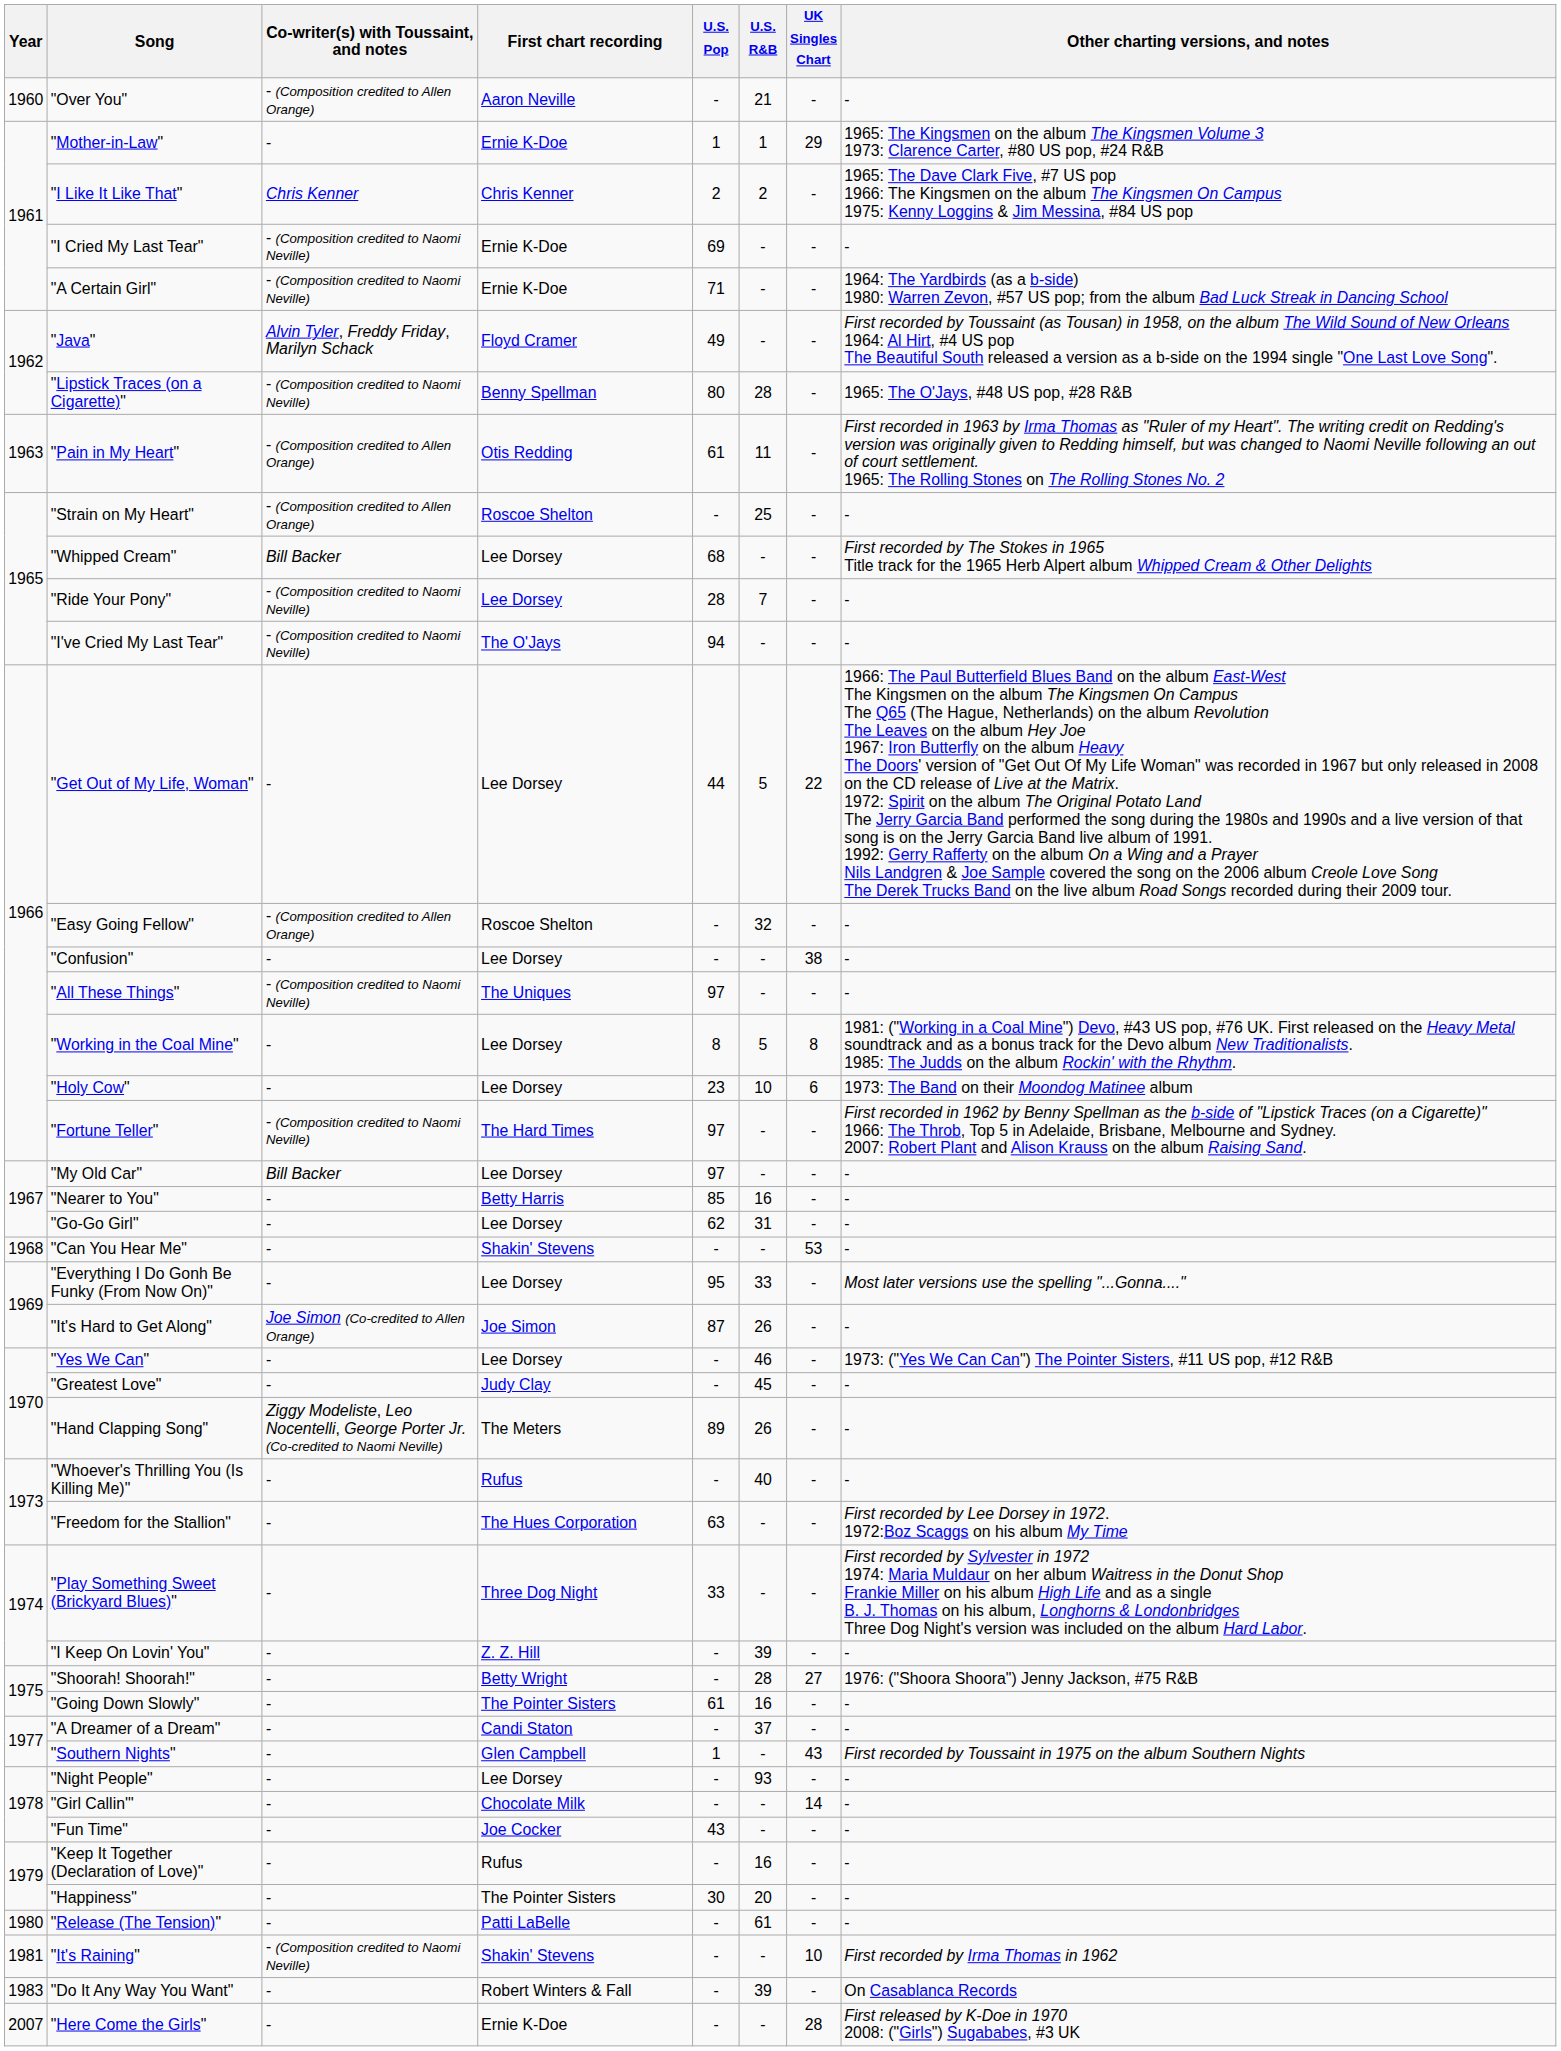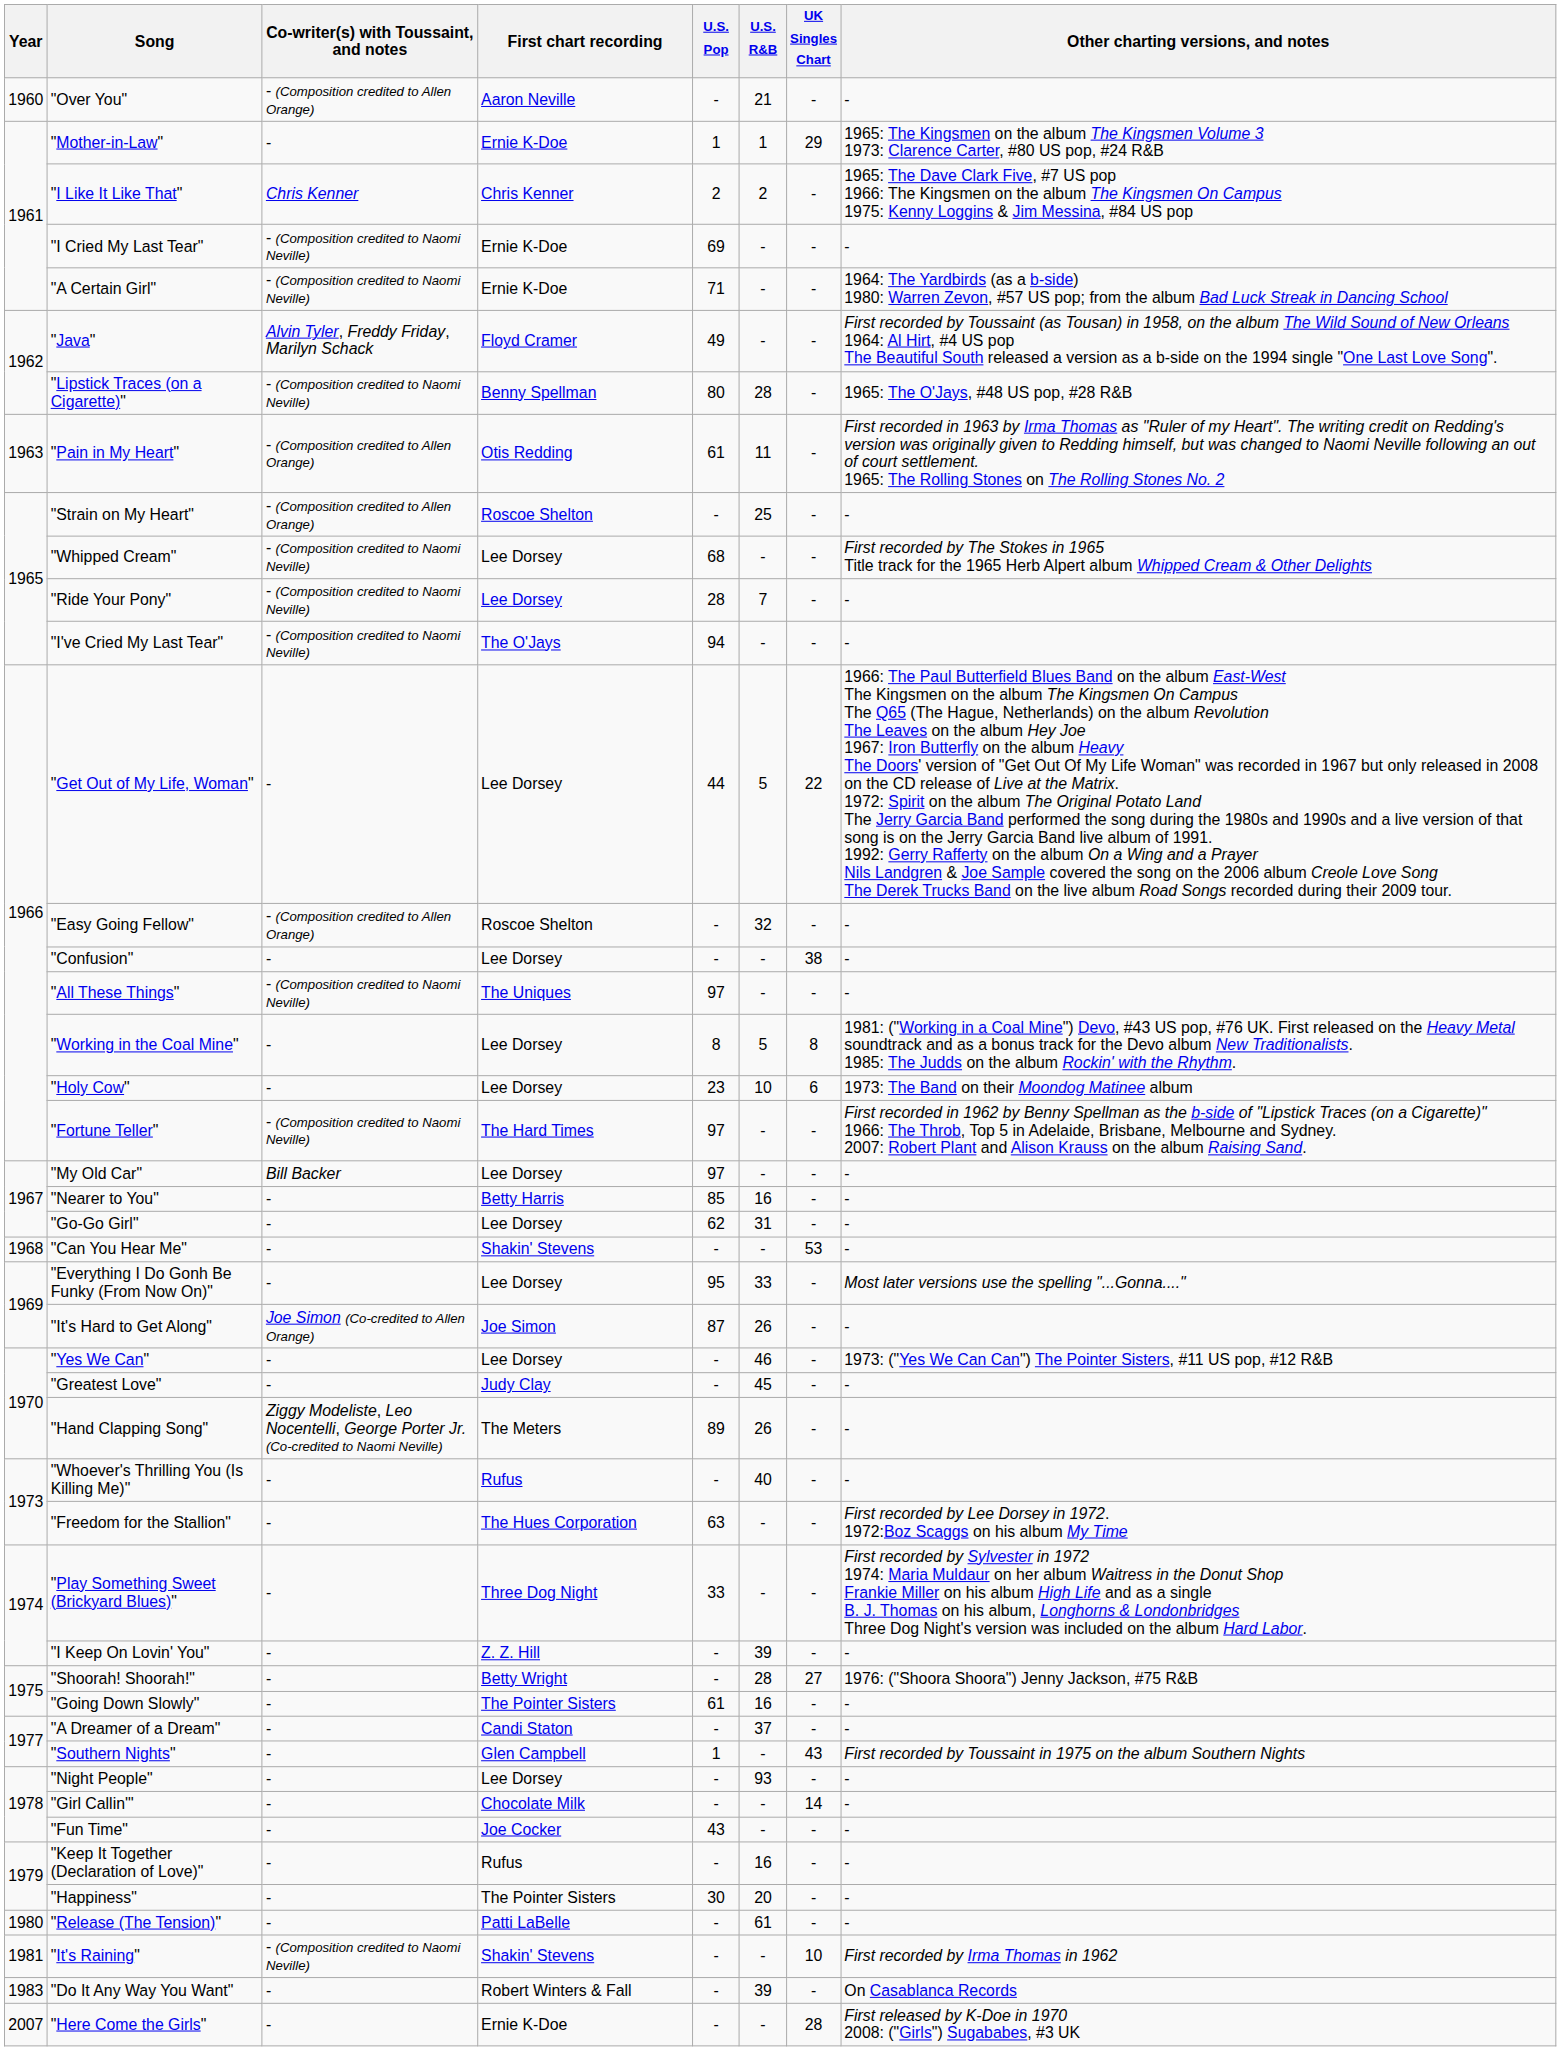(303, 557) Bill Backer -> (363, 557) - (Composition credited to Naomi Neville)
